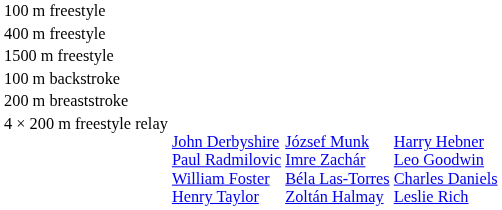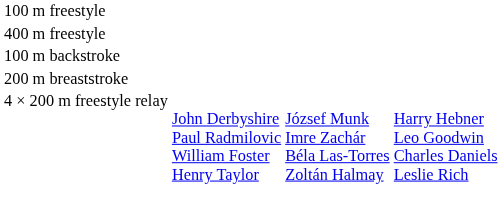- row: (59, 56)
